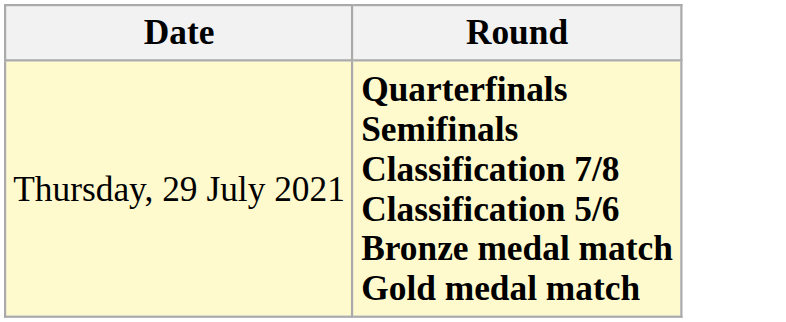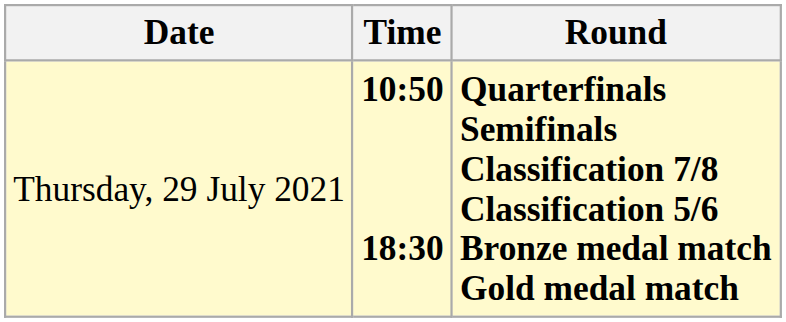+ column: (402, 32)
